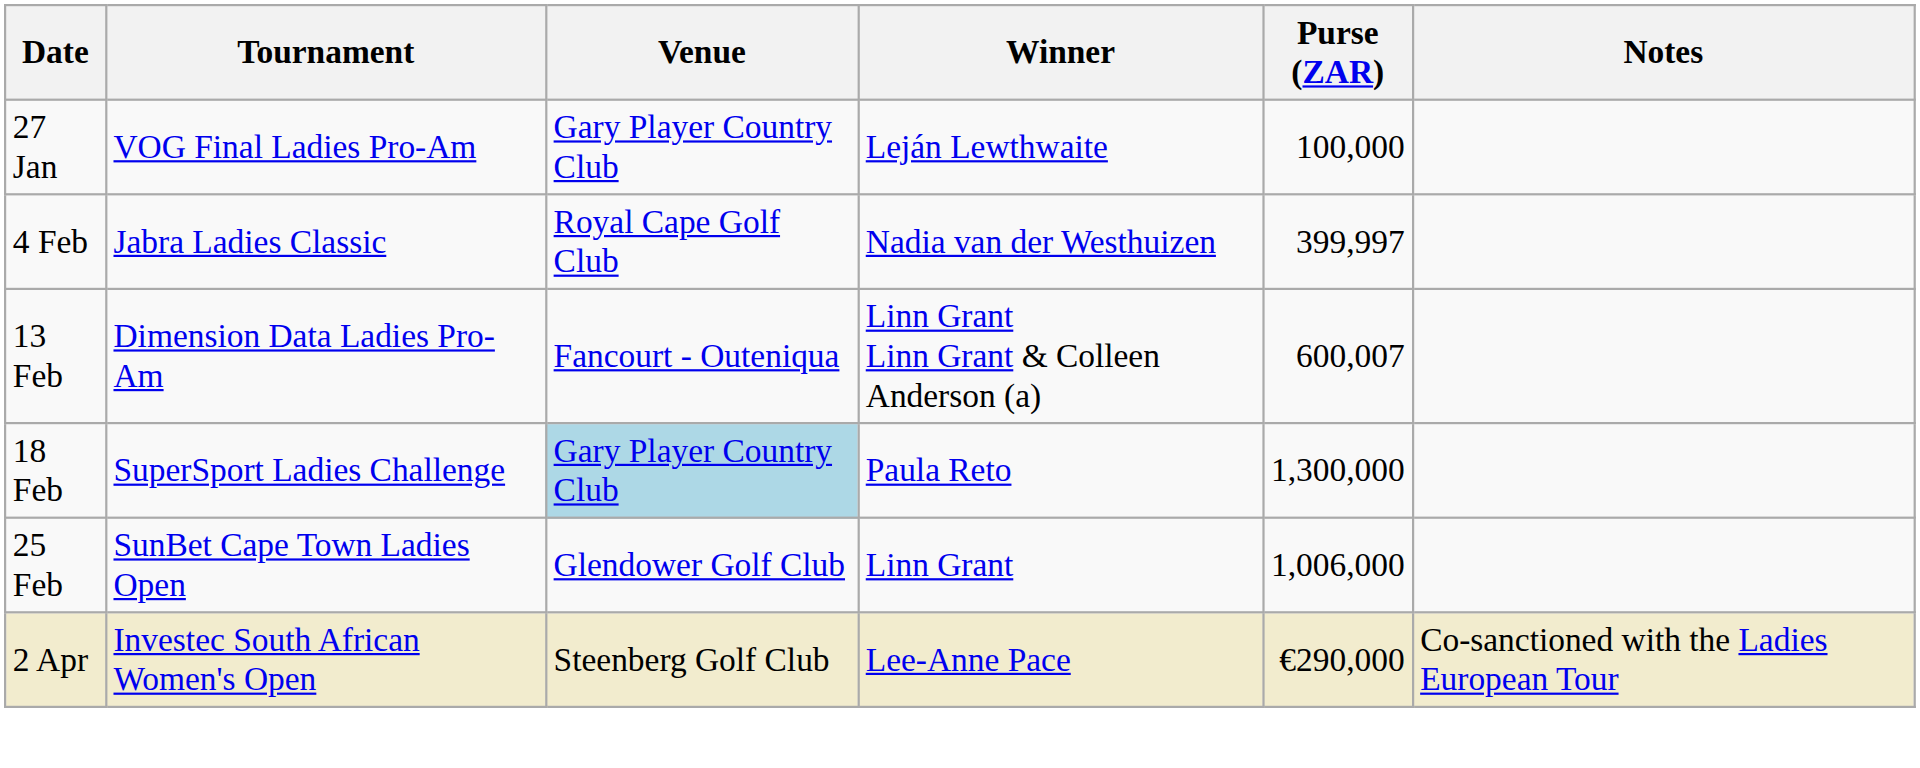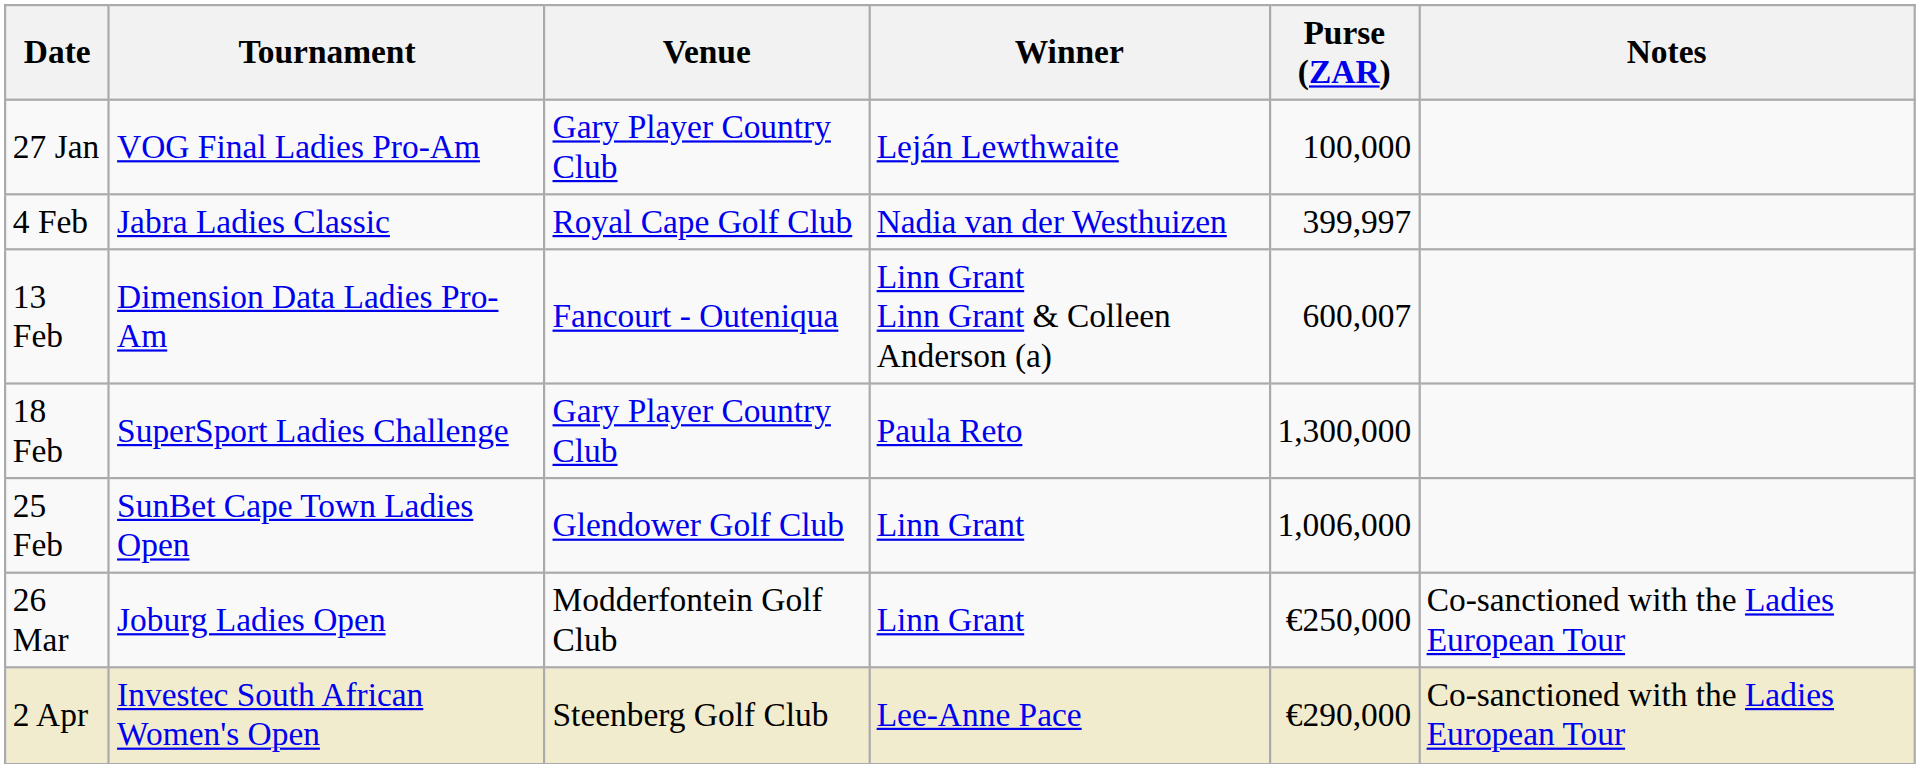(693, 470) lightblue background -> (692, 431) no background
+ row: (41, 620)
